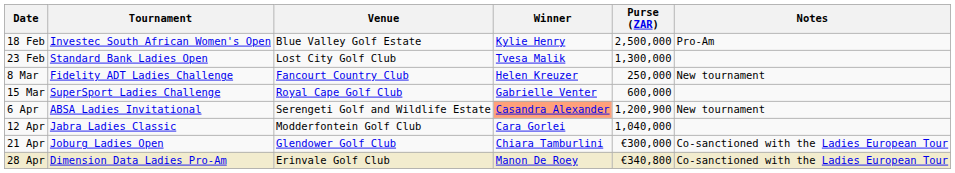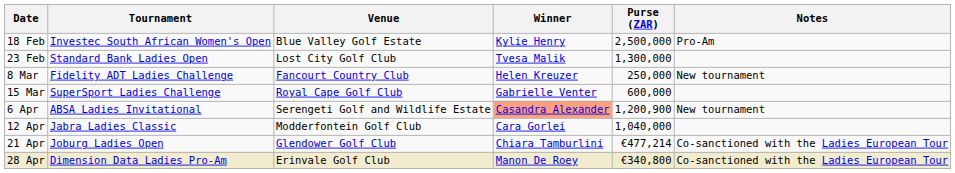(646, 144) €300,000 -> (646, 144) €477,214
